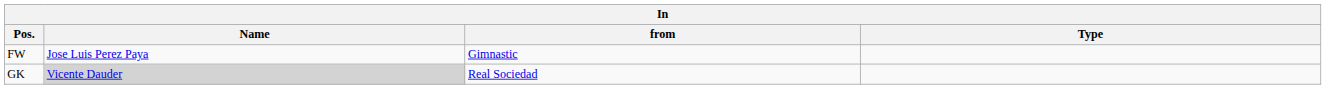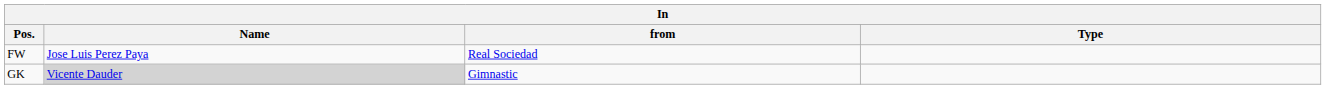(493, 54) Gimnastic -> (503, 54) Real Sociedad
(503, 74) Real Sociedad -> (493, 74) Gimnastic
